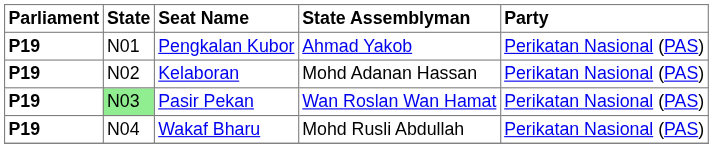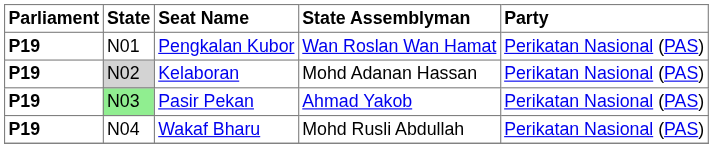(357, 46) Ahmad Yakob -> (399, 46) Wan Roslan Wan Hamat
(123, 73) no background -> (123, 73) lightgrey background
(399, 101) Wan Roslan Wan Hamat -> (357, 101) Ahmad Yakob
